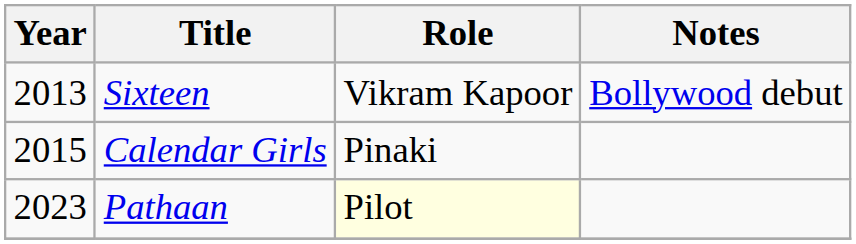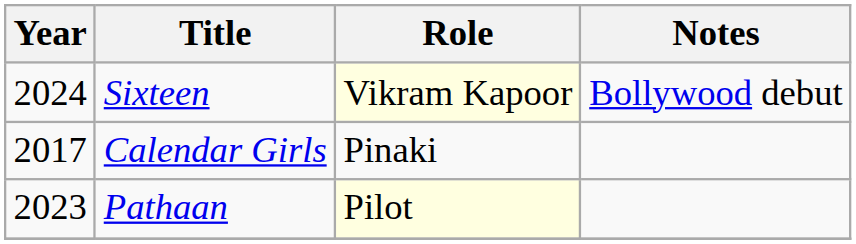(50, 91) 2013 -> (50, 91) 2024
(458, 91) no background -> (458, 91) lightyellow background
(50, 149) 2015 -> (50, 149) 2017
